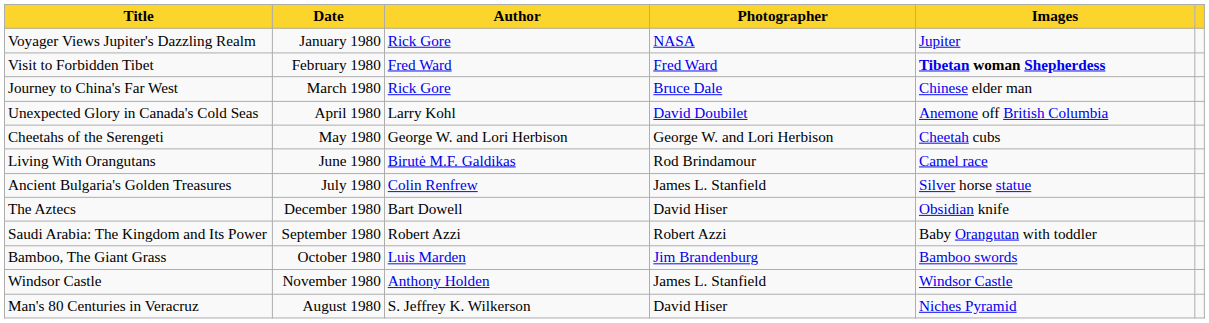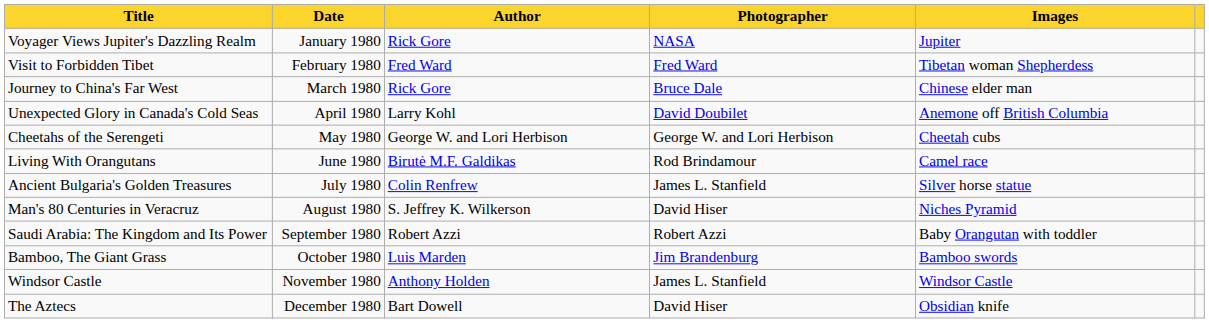(1012, 64) bold -> (1006, 64) normal
rows swapped: (103, 305) <-> (42, 209)
